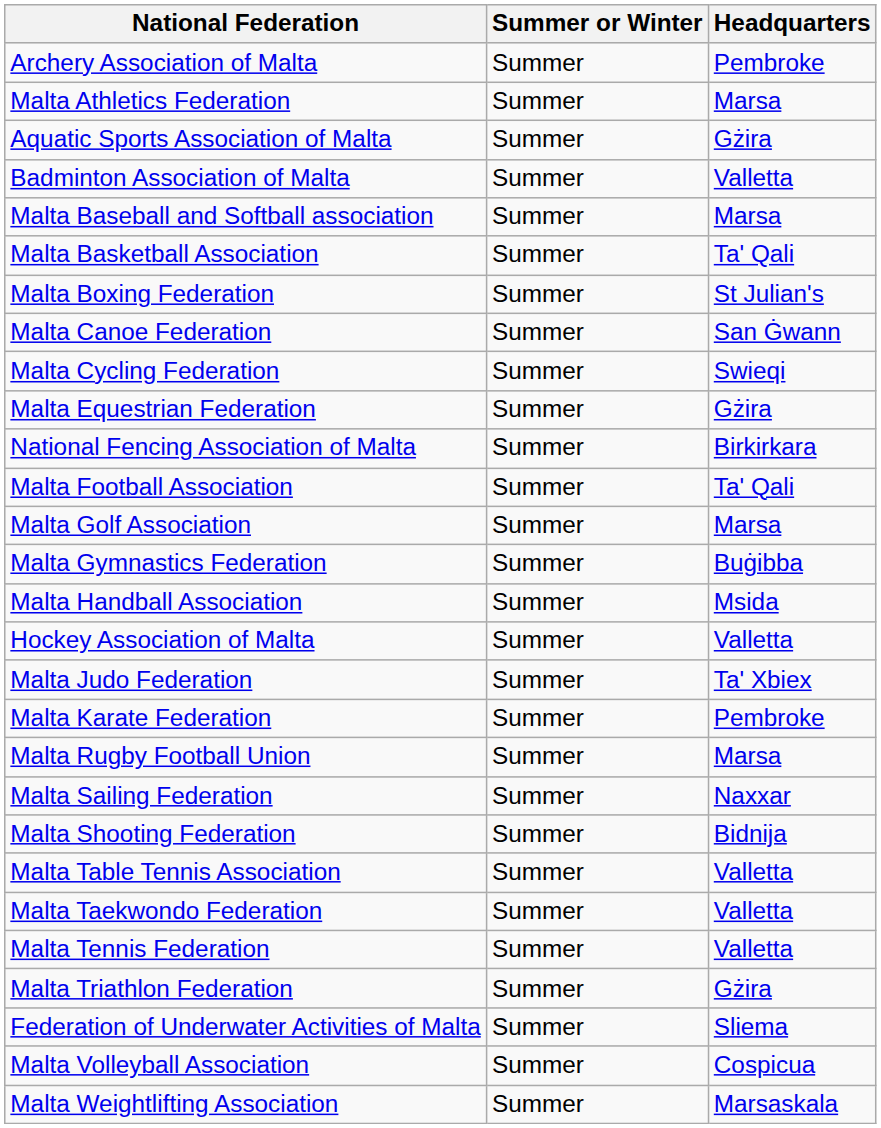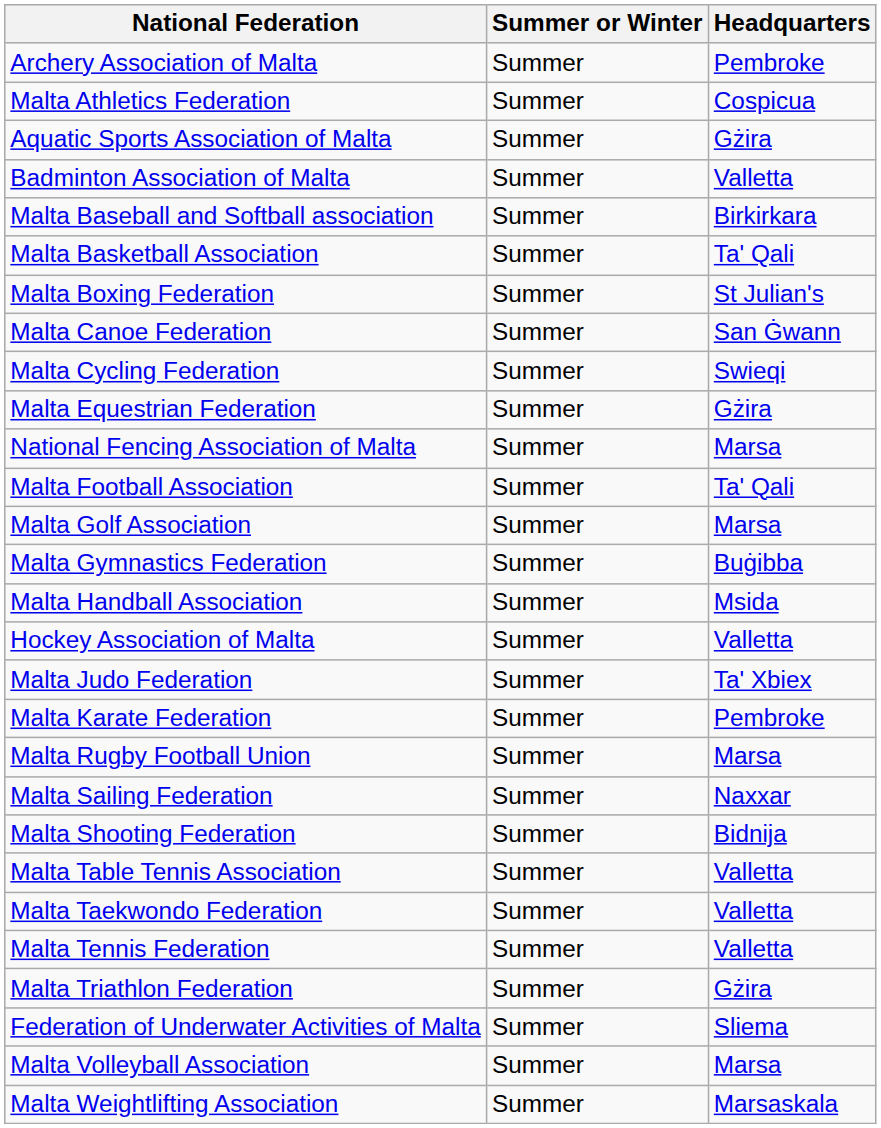(748, 100) Marsa -> (764, 100) Cospicua
(748, 216) Marsa -> (765, 216) Birkirkara
(765, 448) Birkirkara -> (748, 448) Marsa
(764, 1065) Cospicua -> (748, 1065) Marsa
